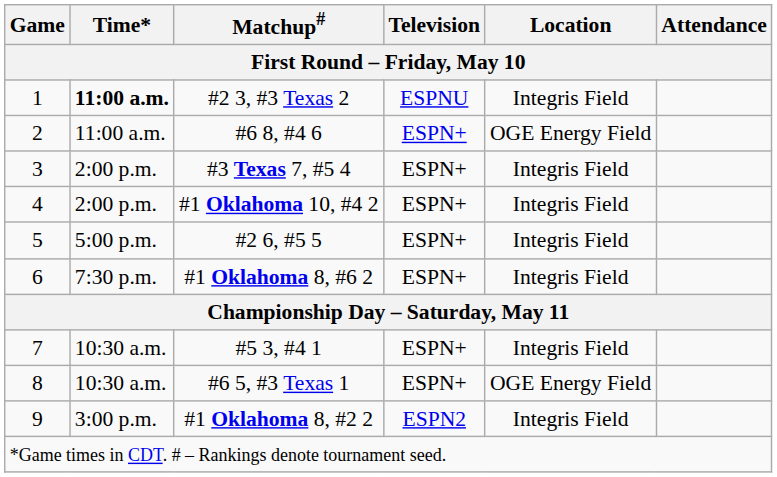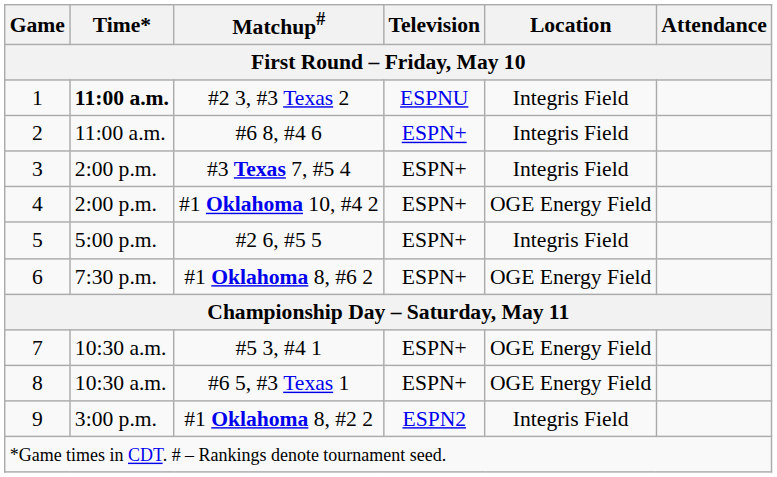(571, 133) OGE Energy Field -> (571, 133) Integris Field
(571, 204) Integris Field -> (571, 204) OGE Energy Field
(571, 275) Integris Field -> (571, 275) OGE Energy Field
(571, 347) Integris Field -> (571, 347) OGE Energy Field
